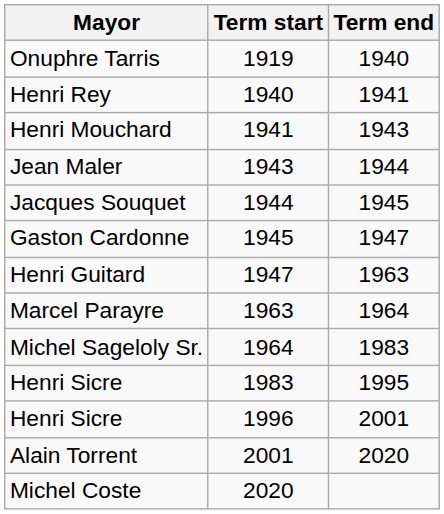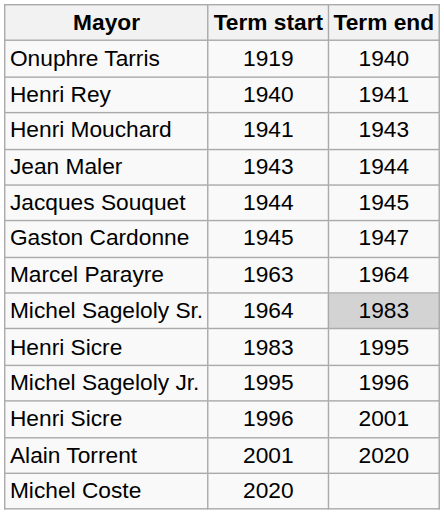- row: (78, 274)
(384, 346) no background -> (384, 310) lightgrey background
+ row: (105, 382)
